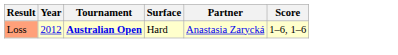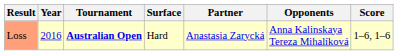+ column: (309, 12)
(51, 29) 2012 -> (51, 35) 2016
